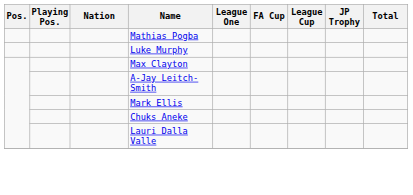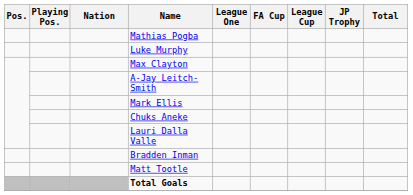+ row: (164, 155)
+ row: (159, 169)
+ row: (159, 184)
